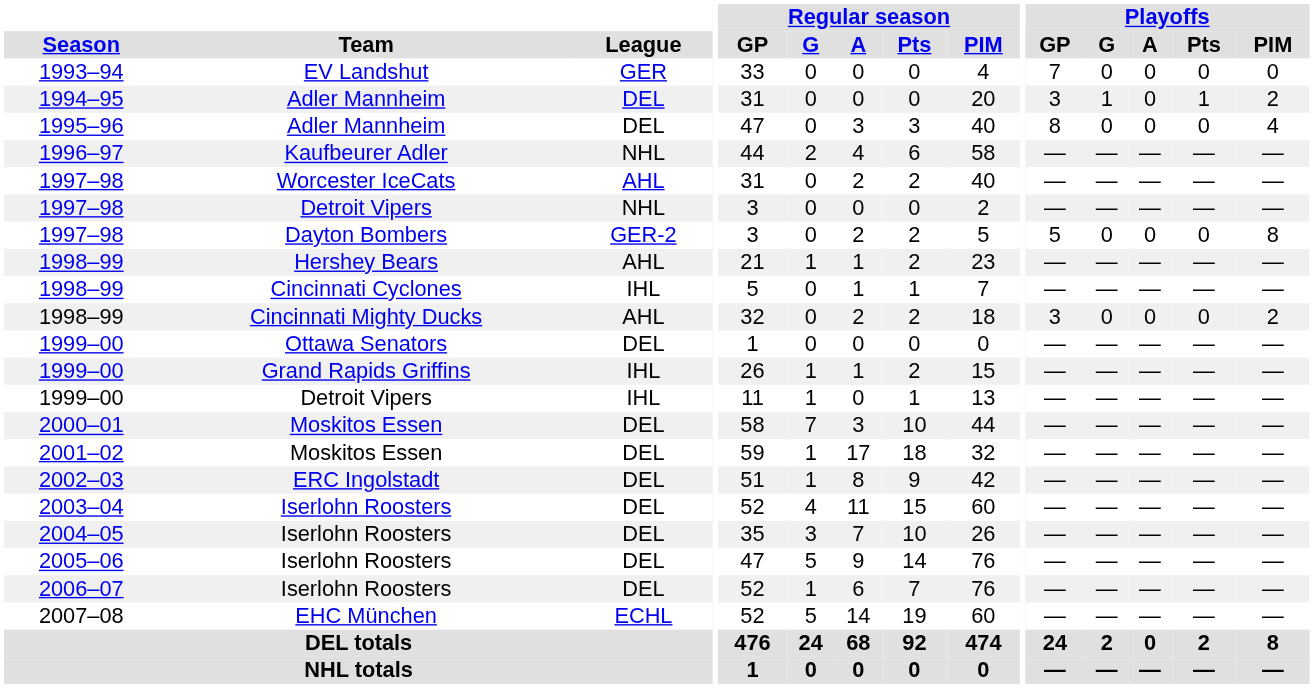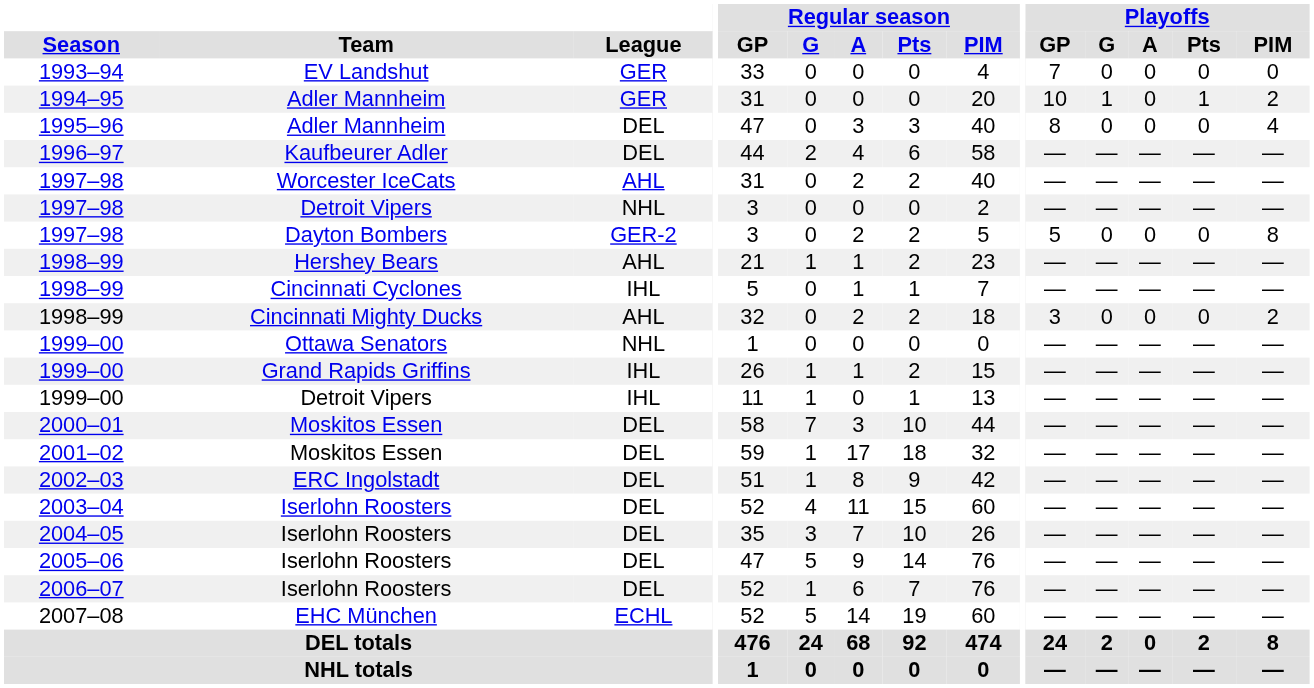(643, 99) DEL -> (643, 99) GER
(1055, 99) 3 -> (1055, 99) 10
(643, 153) NHL -> (643, 153) DEL
(643, 343) DEL -> (643, 343) NHL
